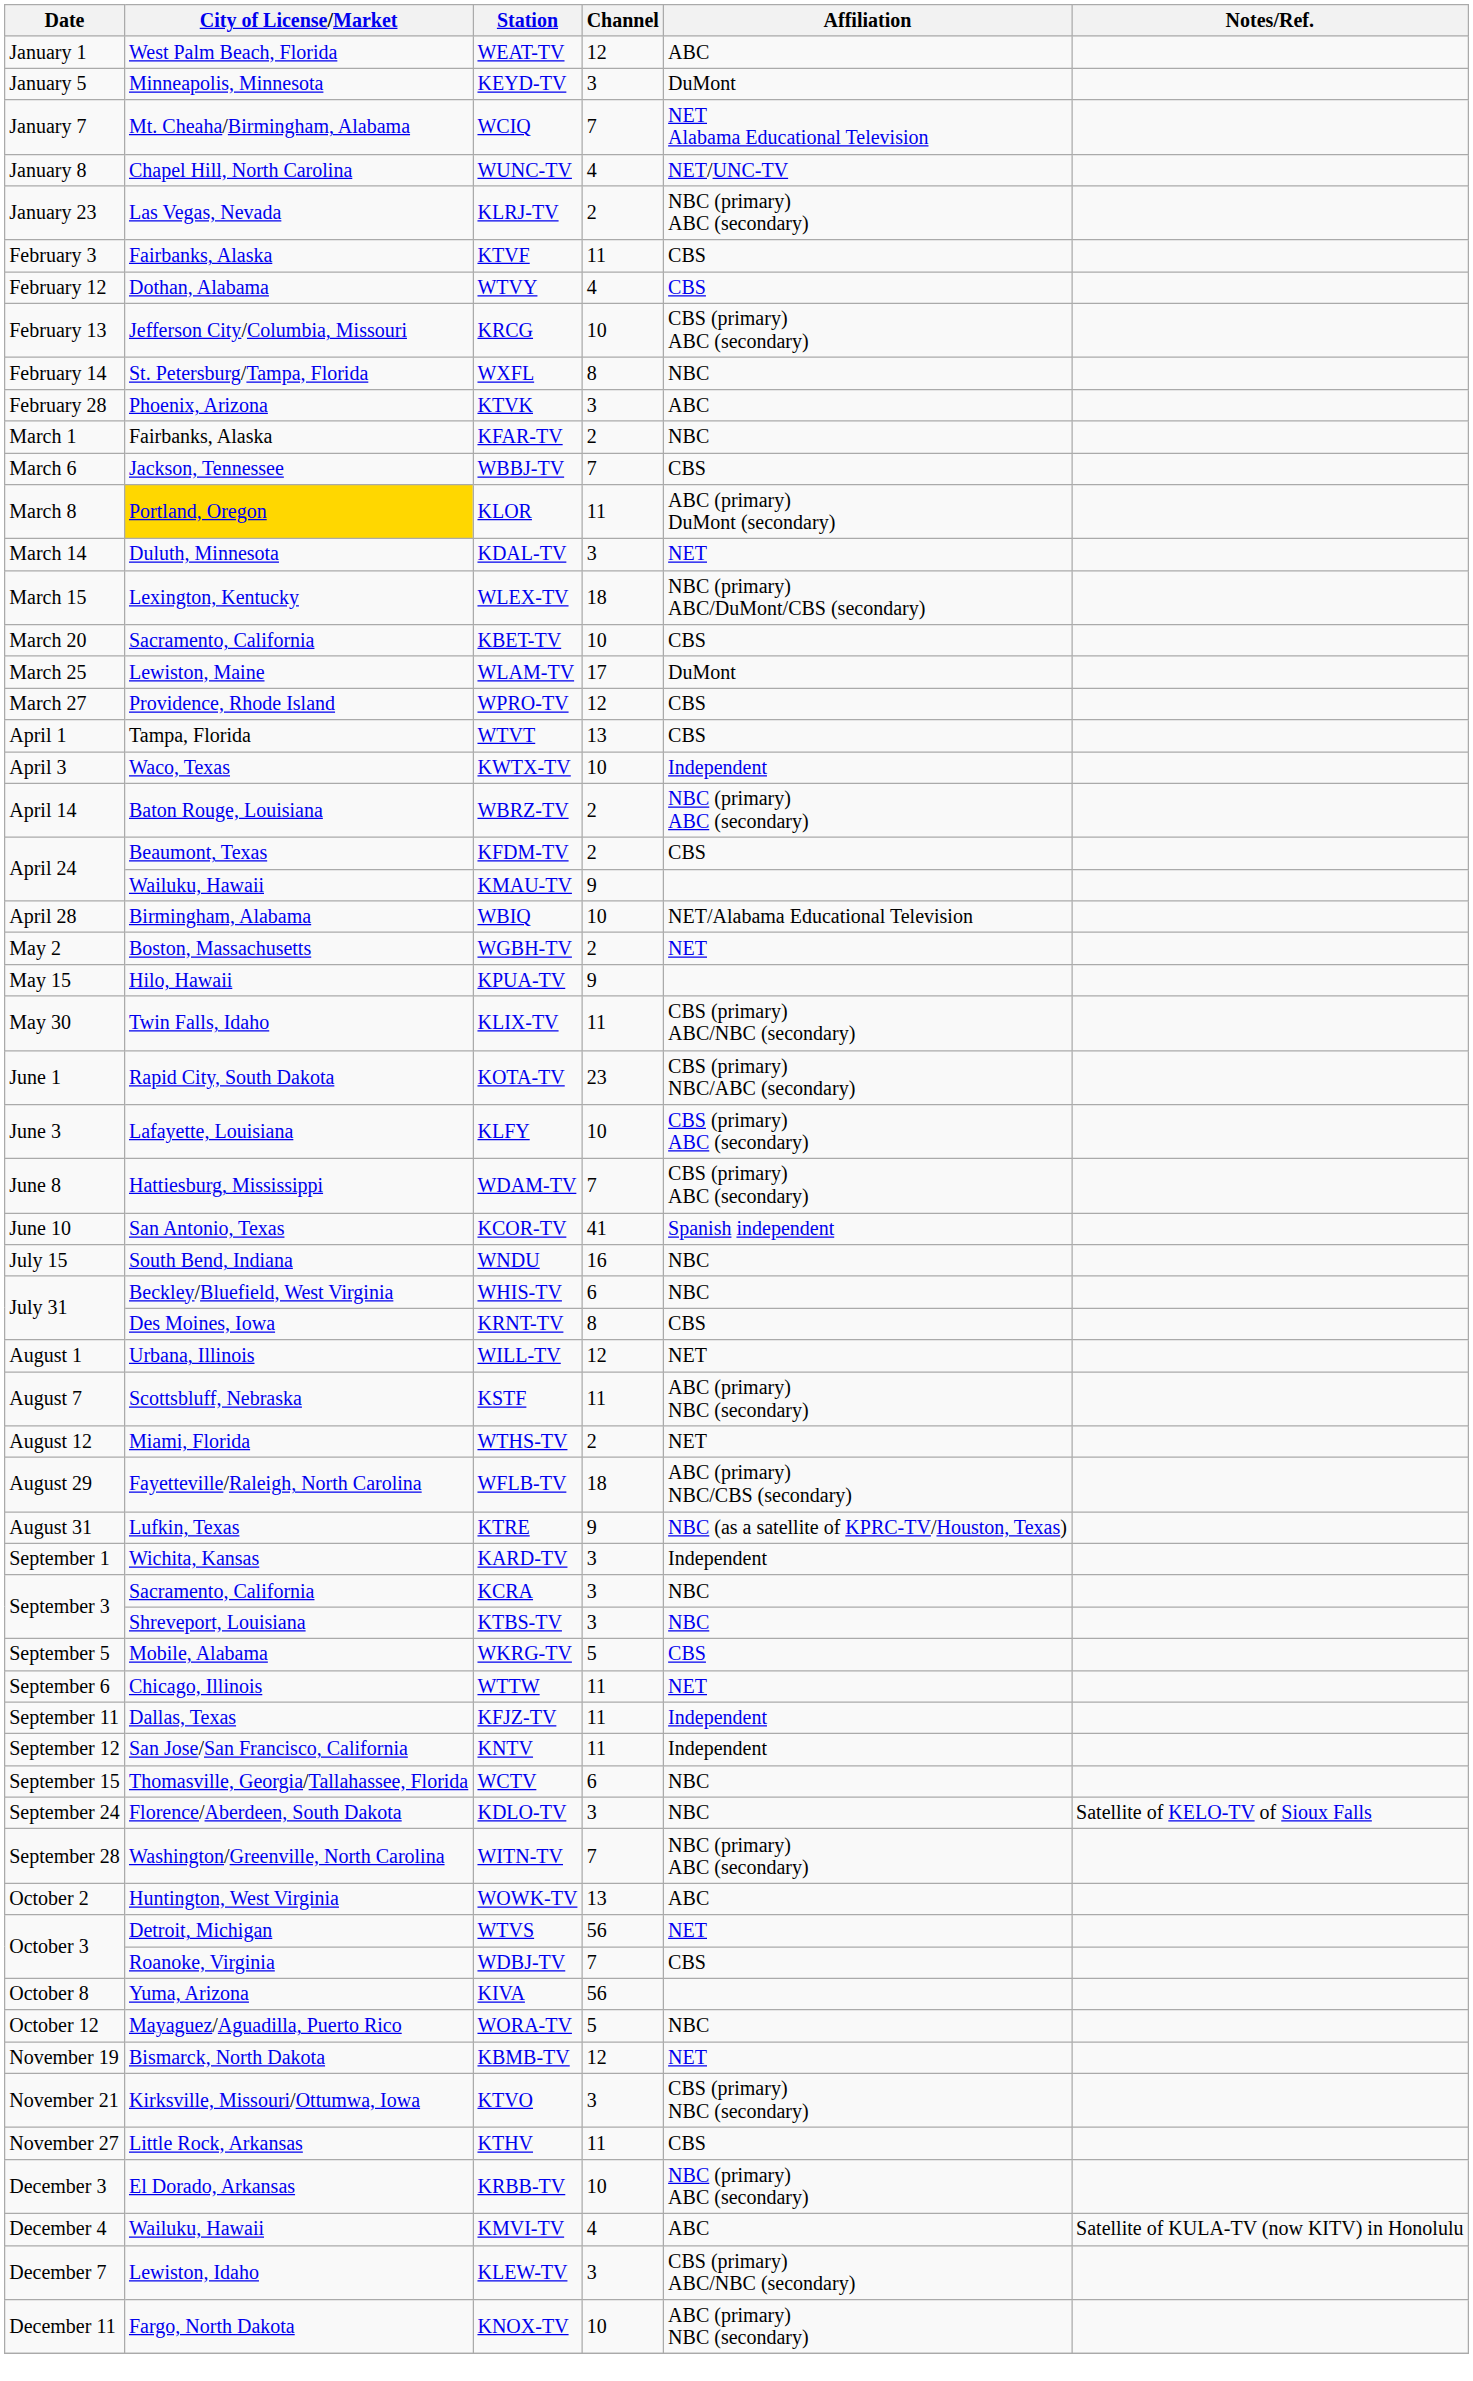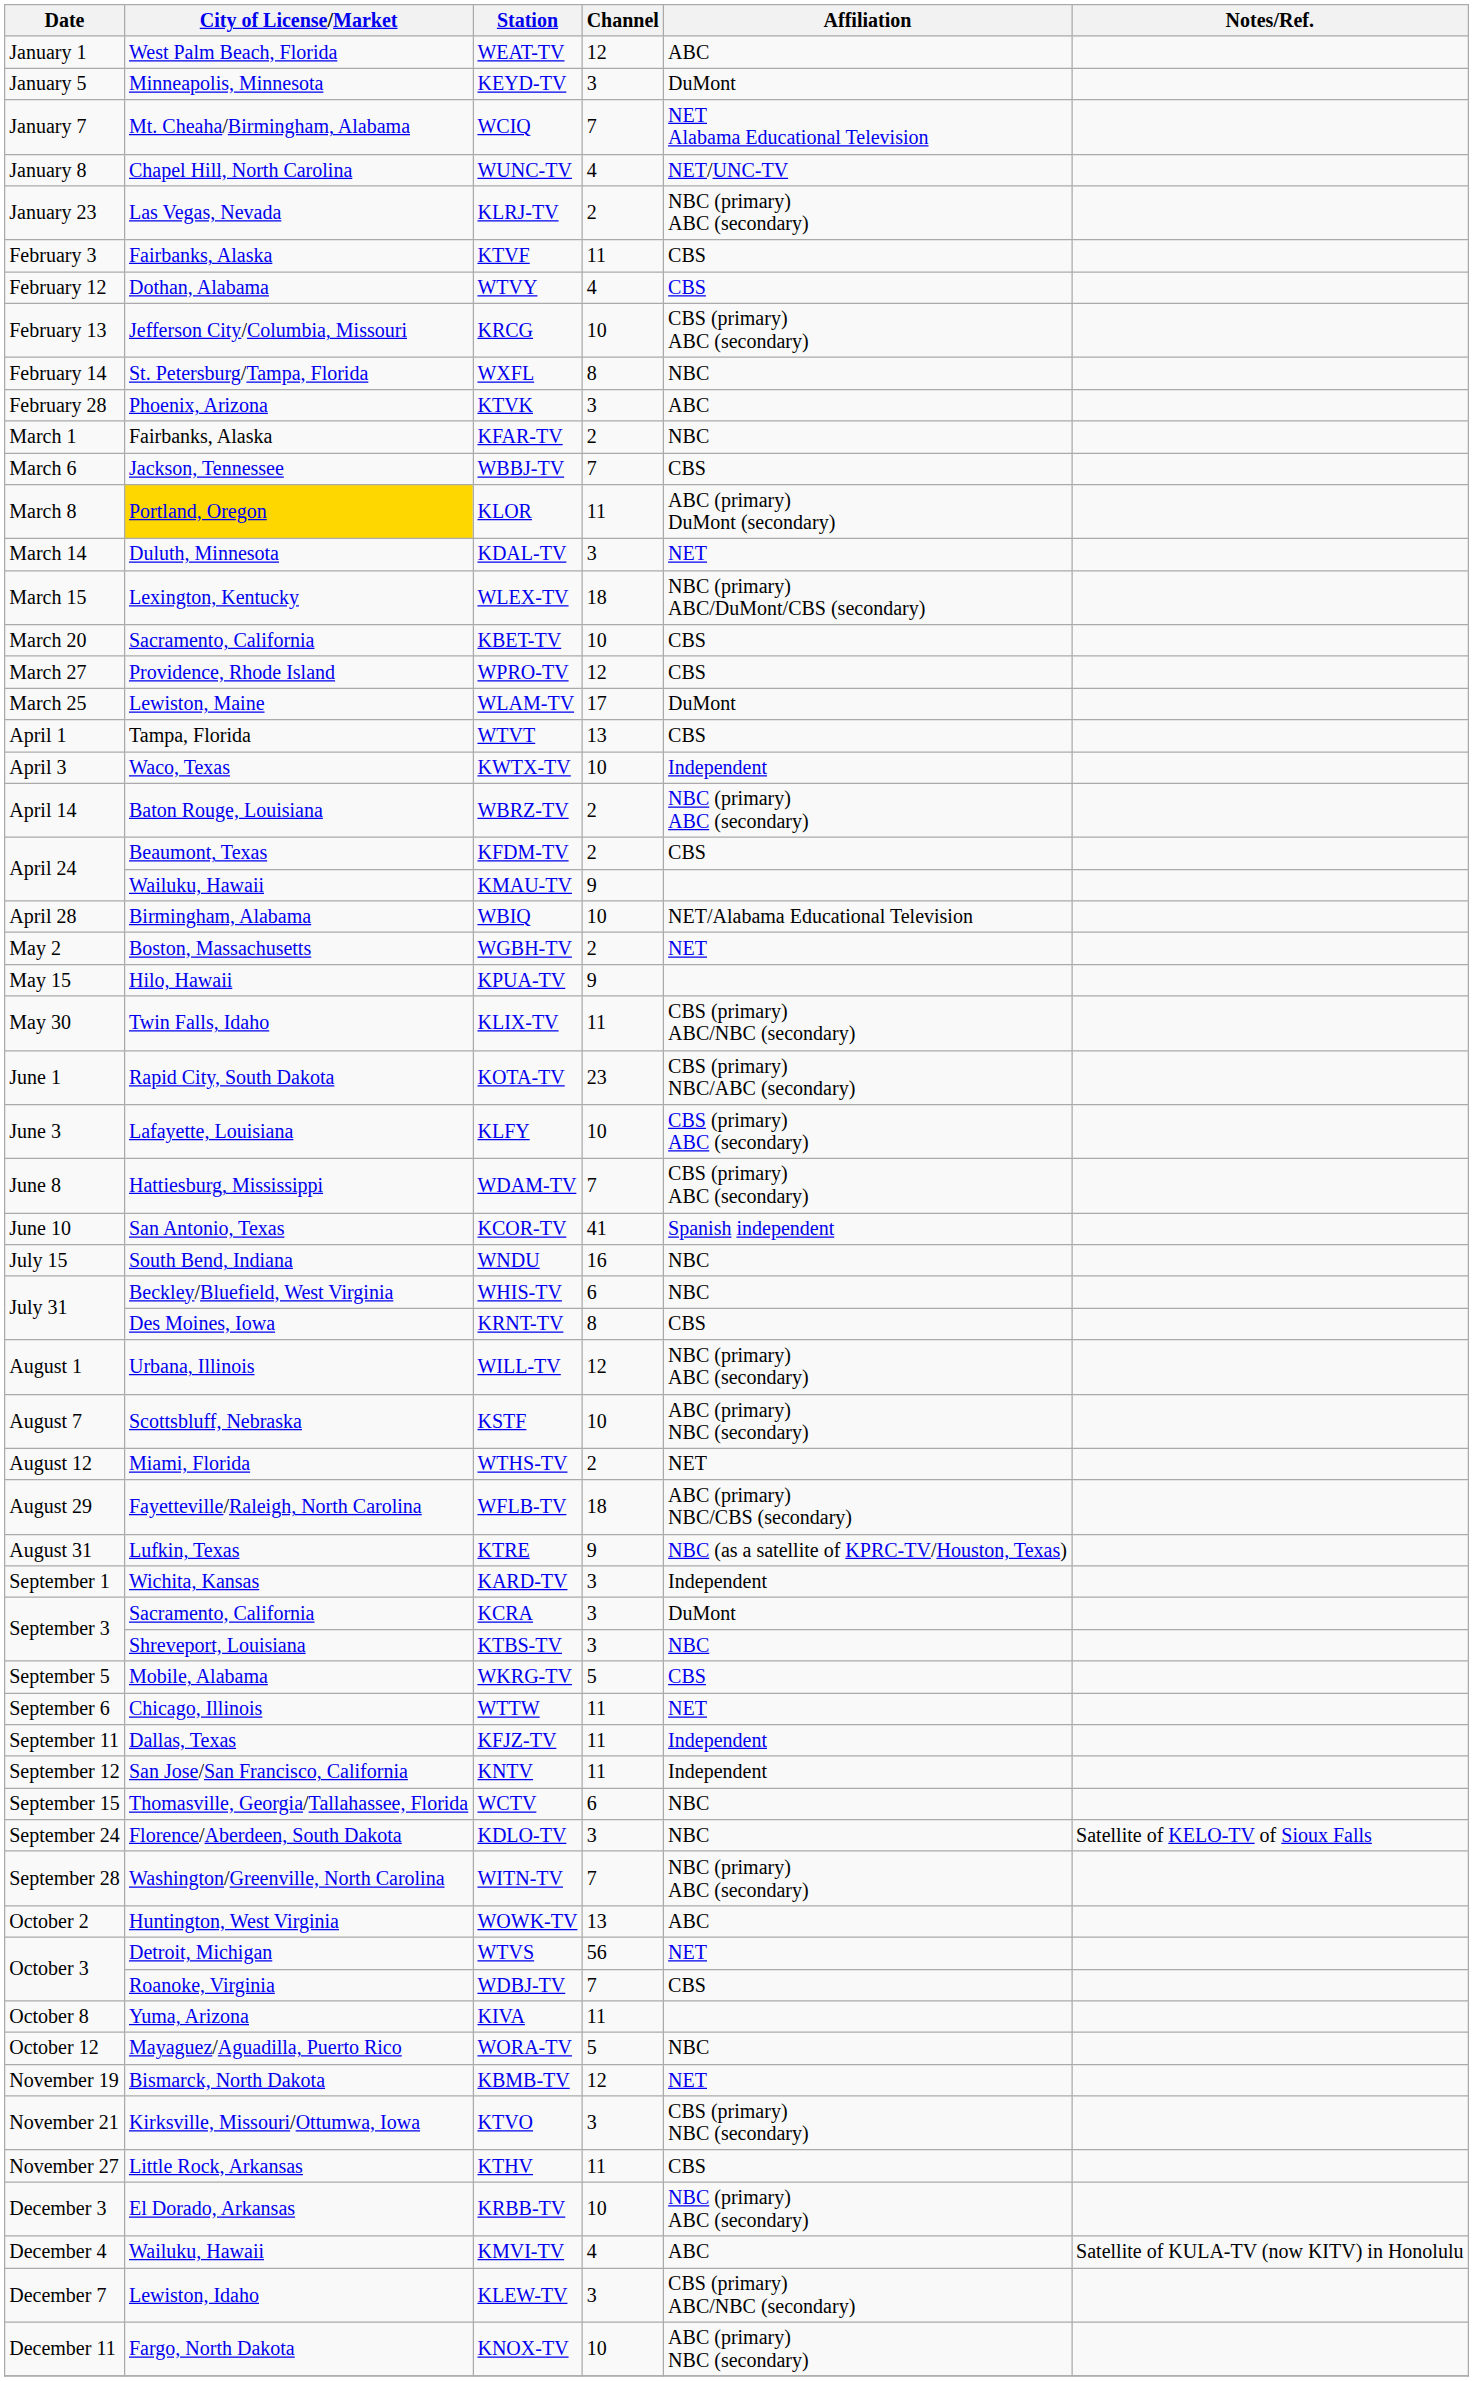rows swapped: (526, 672) <-> (523, 703)
(688, 1355) NET -> (738, 1366) NBC (primary) ABC (secondary)
(596, 1398) 11 -> (597, 1420) 10
(689, 1590) NBC -> (702, 1613) DuMont
(597, 1993) 56 -> (596, 2016) 11
